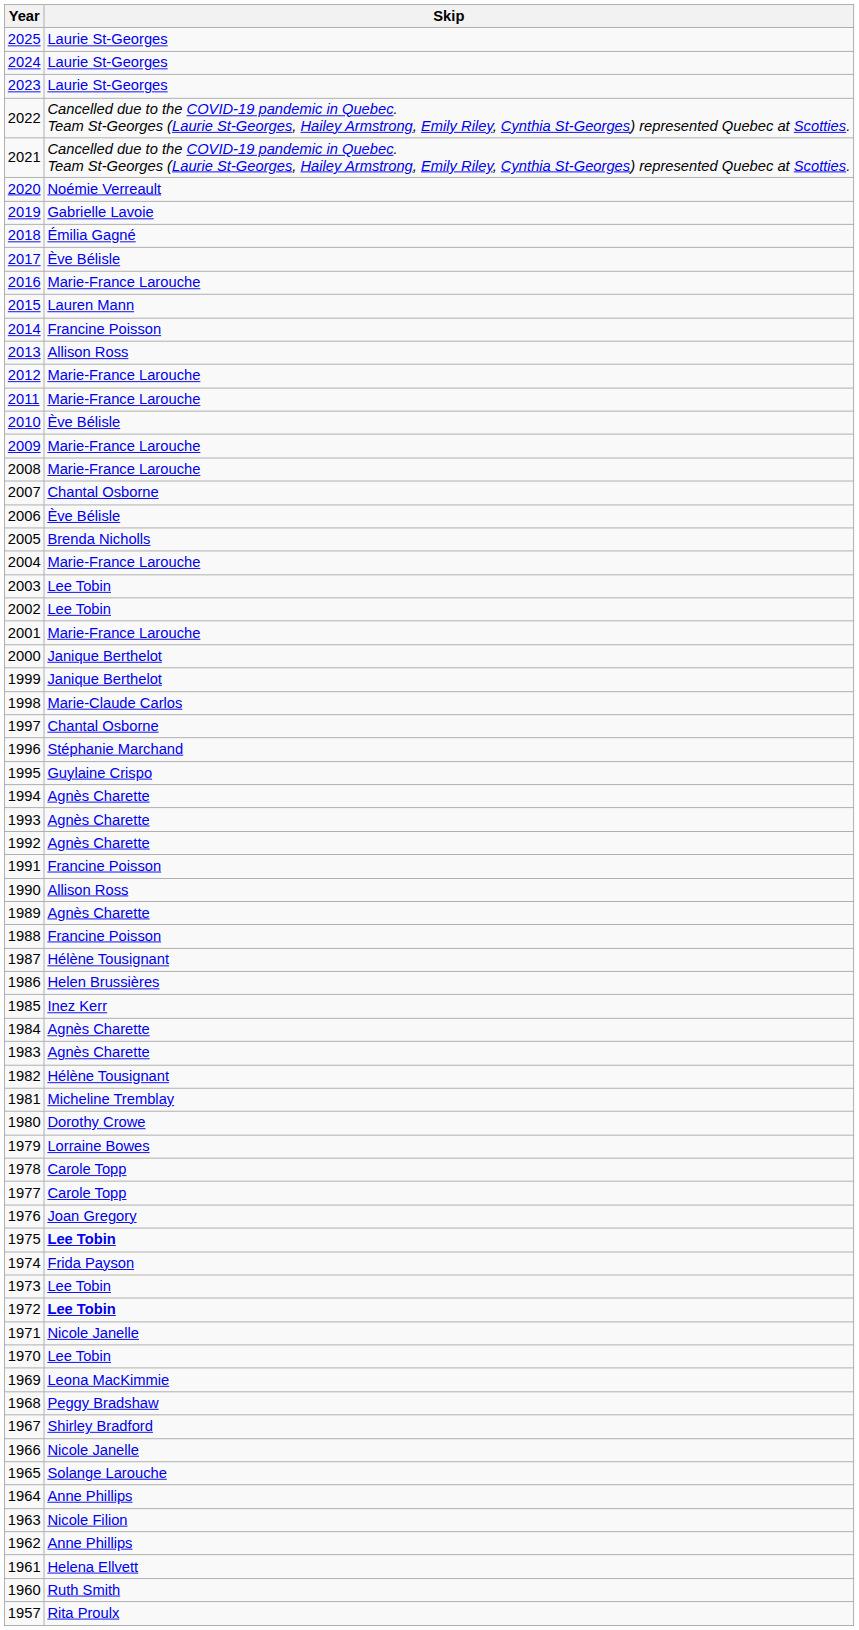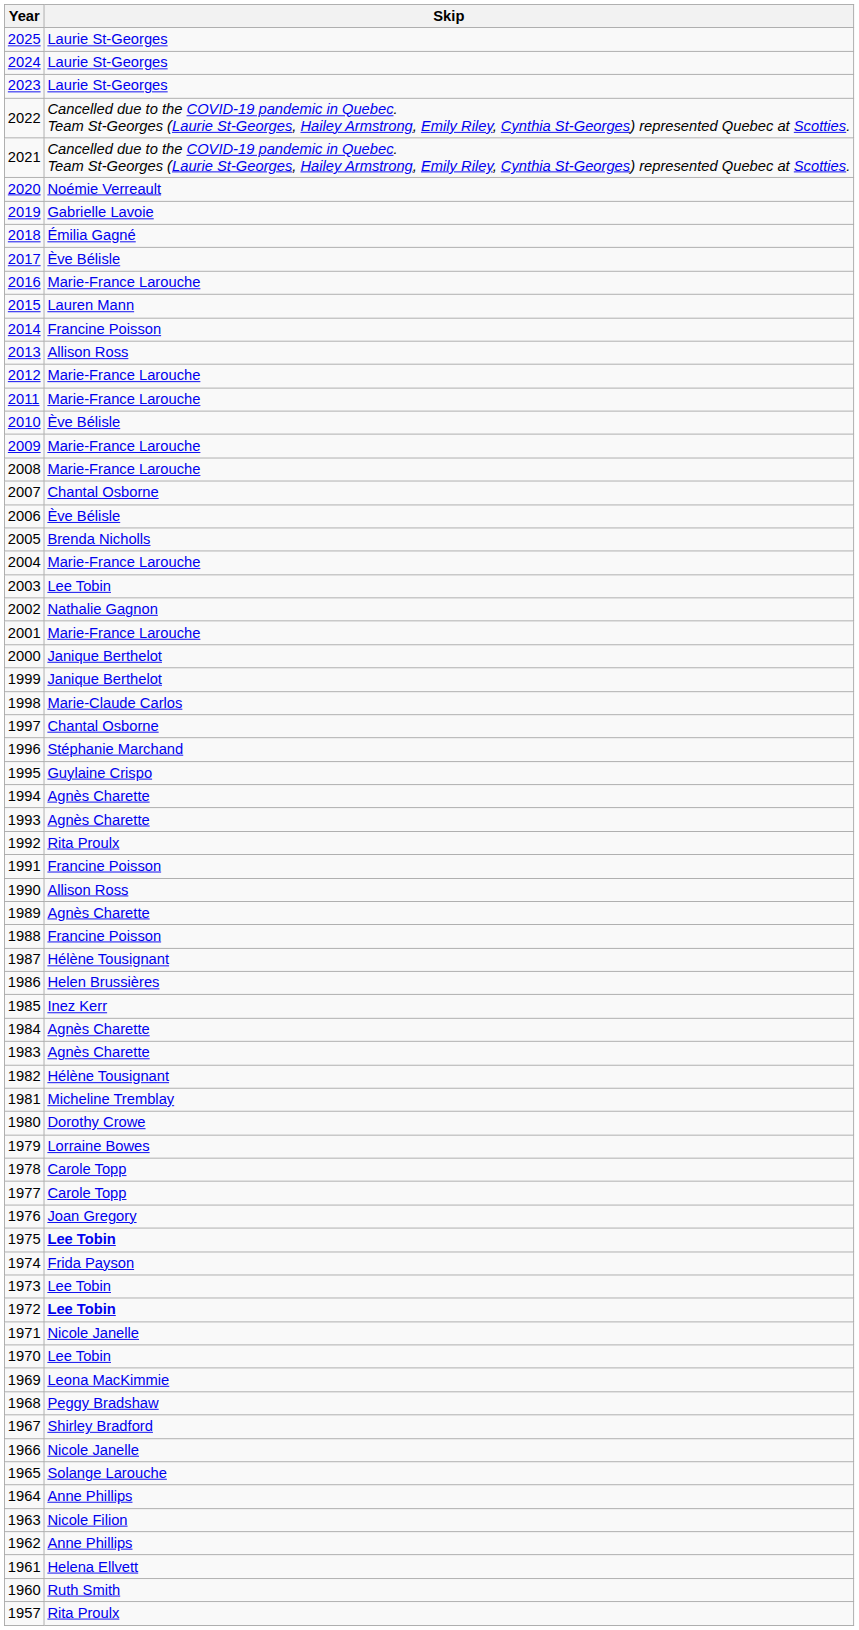(79, 609) Lee Tobin -> (103, 609) Nathalie Gagnon
(99, 843) Agnès Charette -> (83, 843) Rita Proulx
